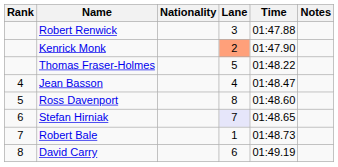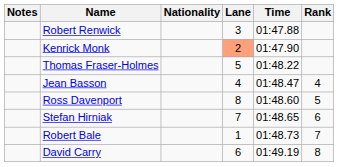columns swapped: (20, 13) <-> (316, 13)
(234, 118) lavender background -> (238, 118) no background
